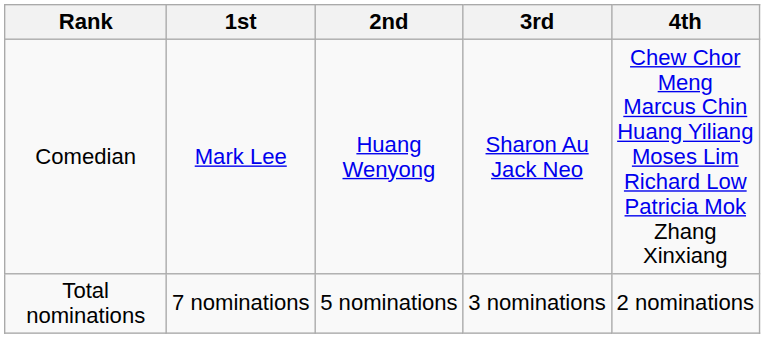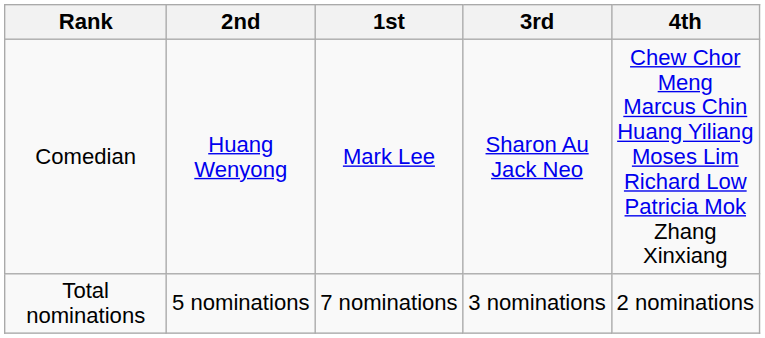columns swapped: (241, 22) <-> (389, 22)
